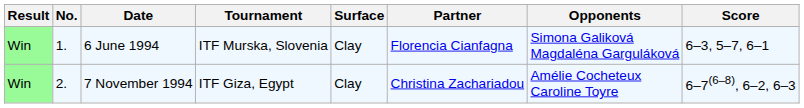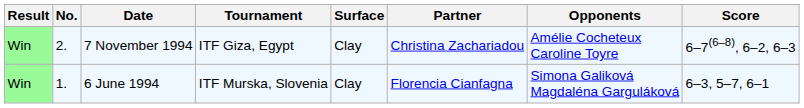rows swapped: (122, 45) <-> (138, 83)
